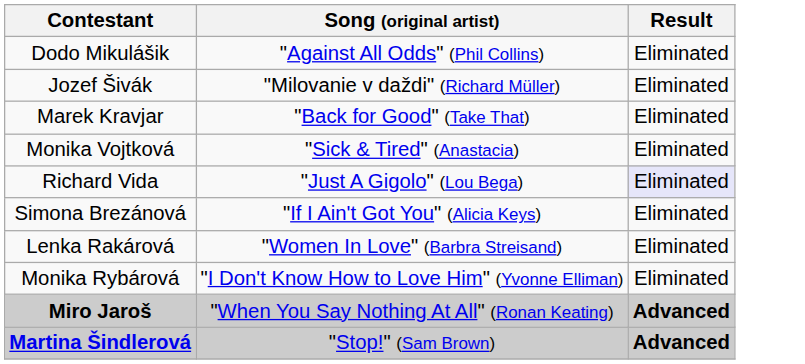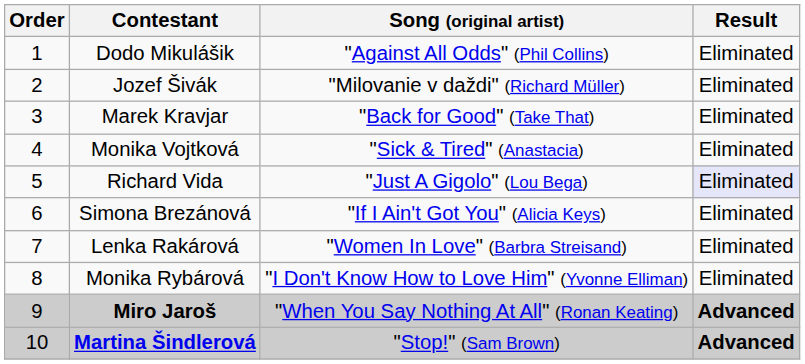+ column: (37, 20)
